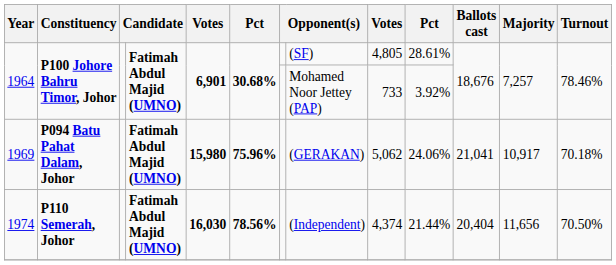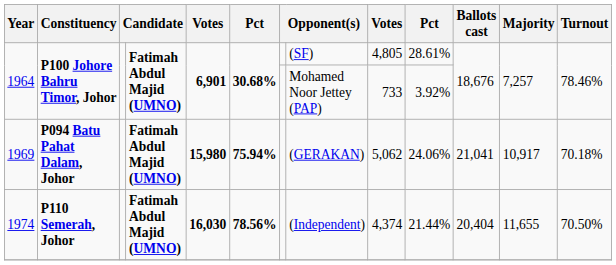(255, 154) 75.96% -> (255, 154) 75.94%
(521, 225) 11,656 -> (521, 225) 11,655
